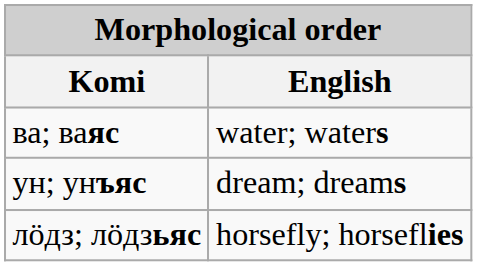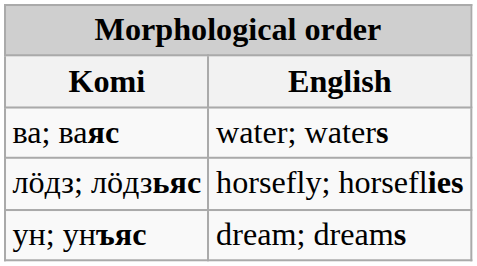rows swapped: (79, 183) <-> (107, 234)
